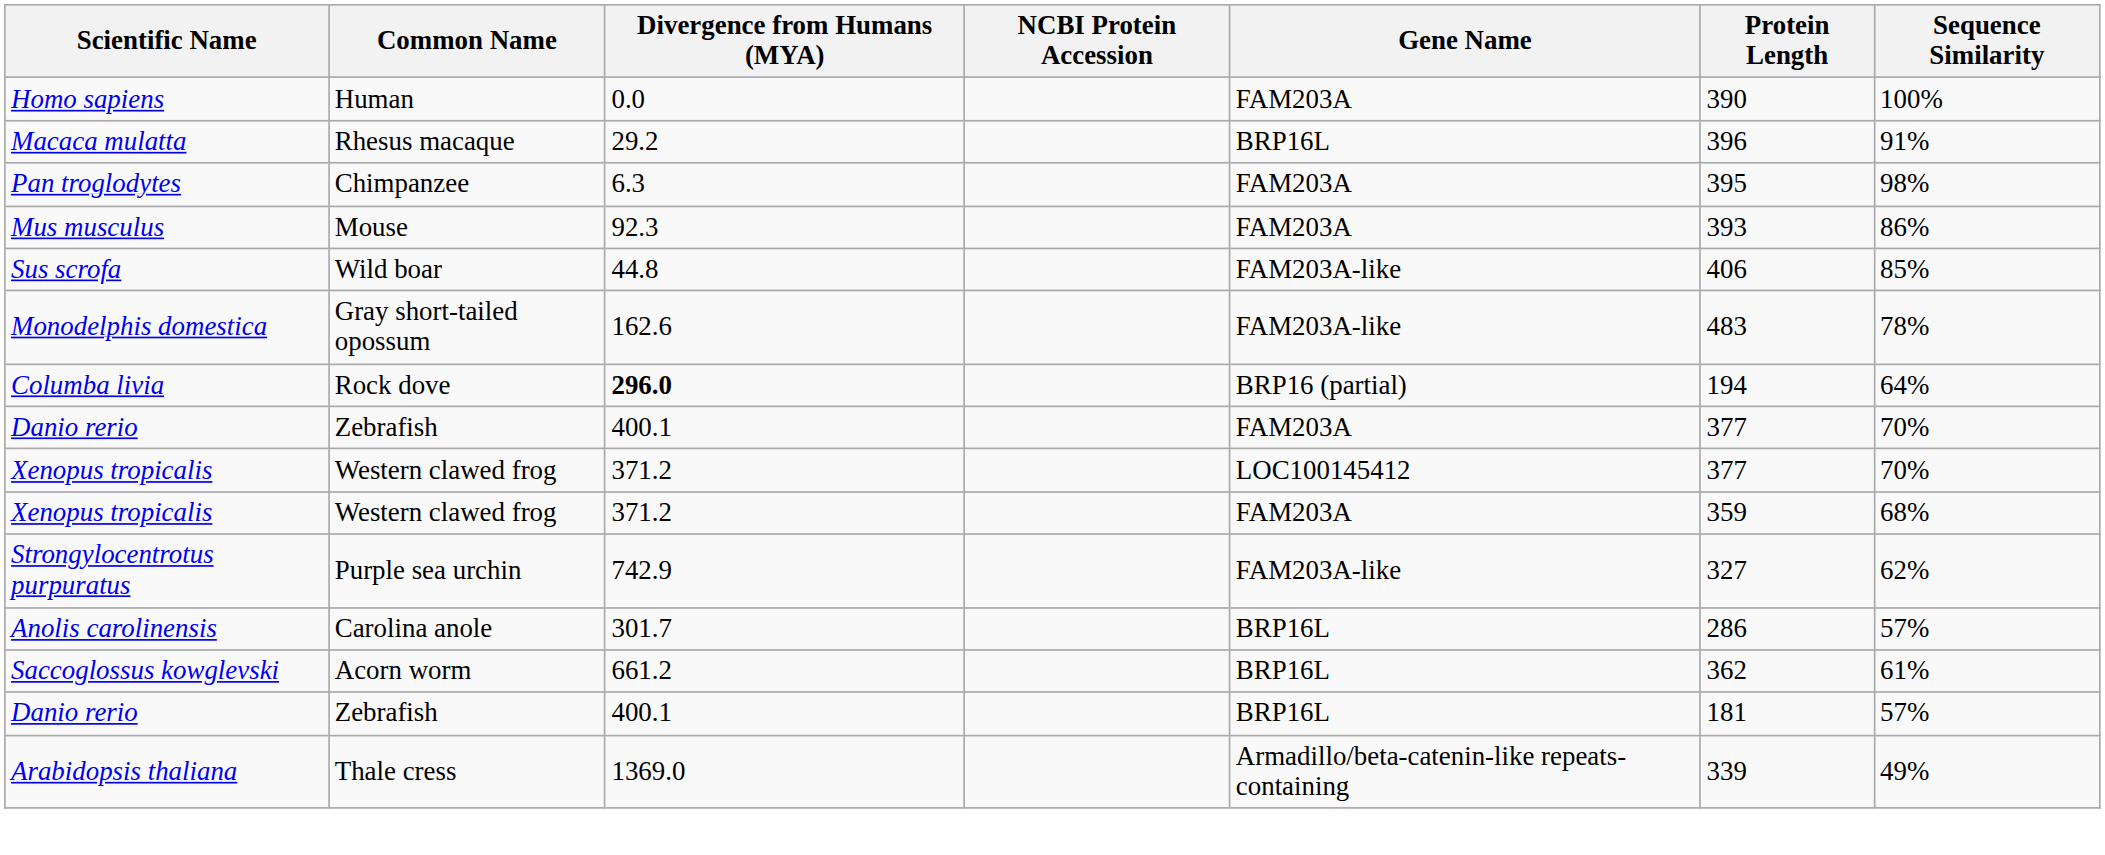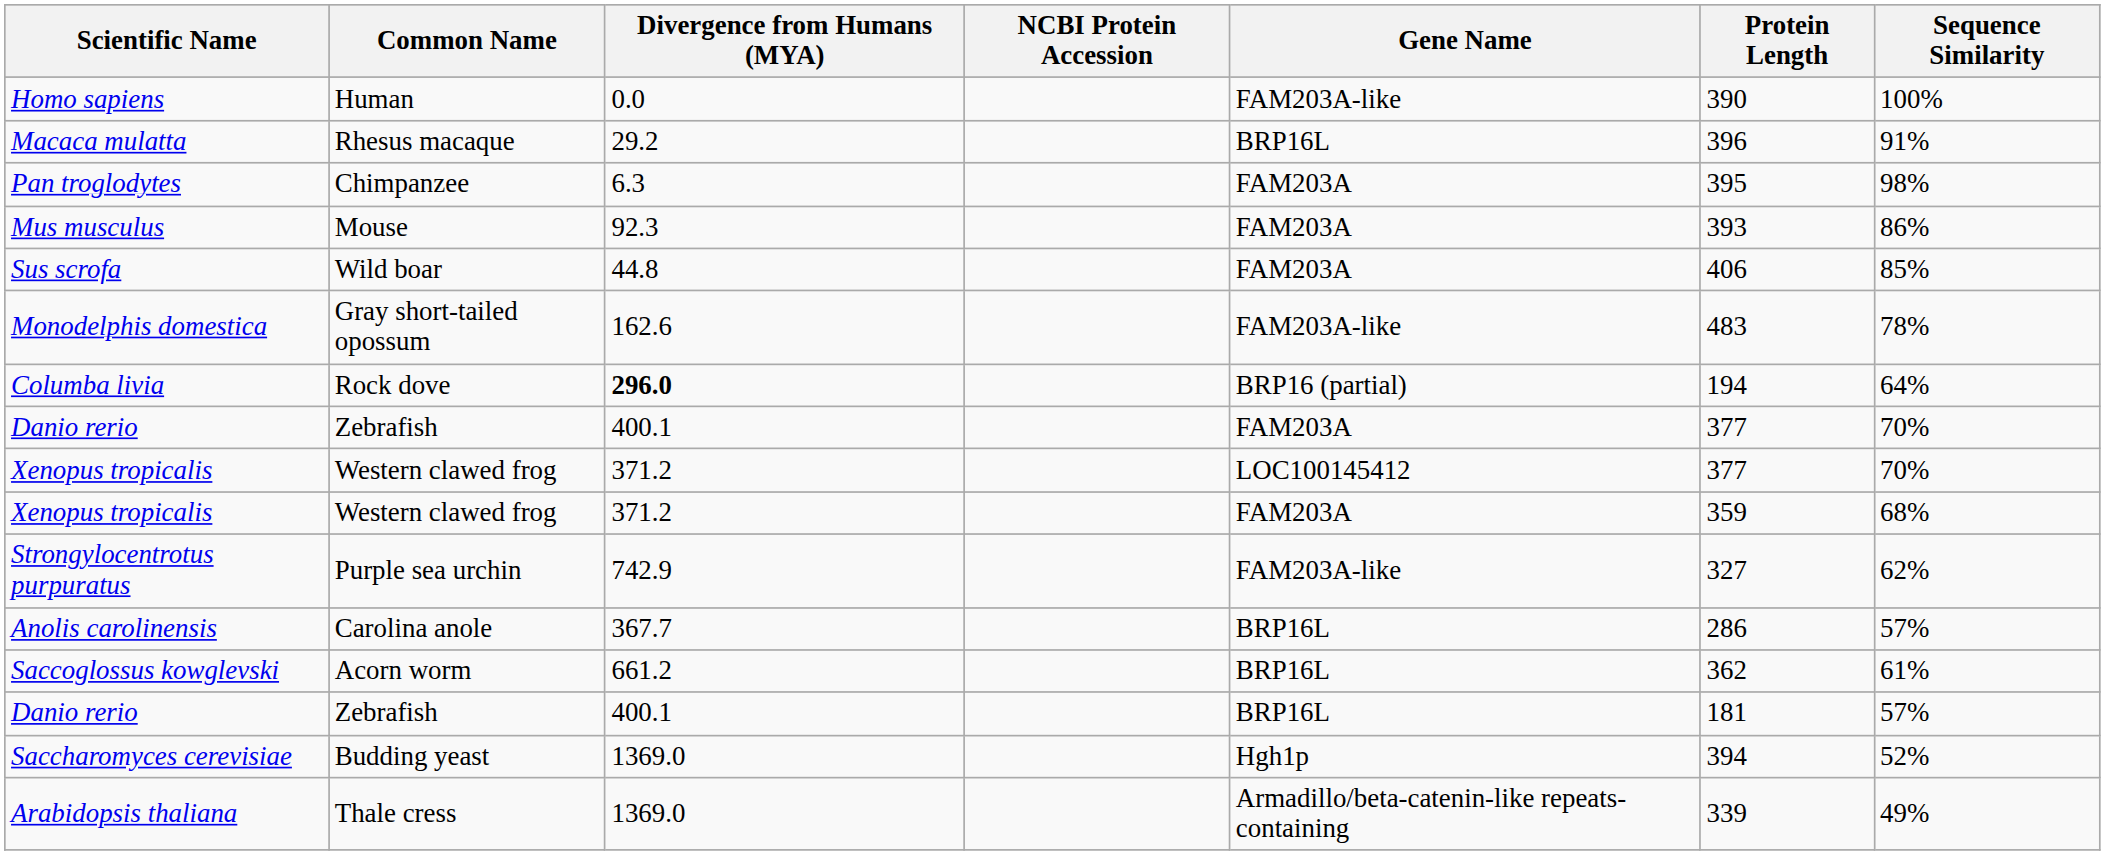(1294, 98) FAM203A -> (1318, 98) FAM203A-like
(1318, 269) FAM203A-like -> (1294, 269) FAM203A
(642, 628) 301.7 -> (642, 628) 367.7
+ row: (151, 755)
